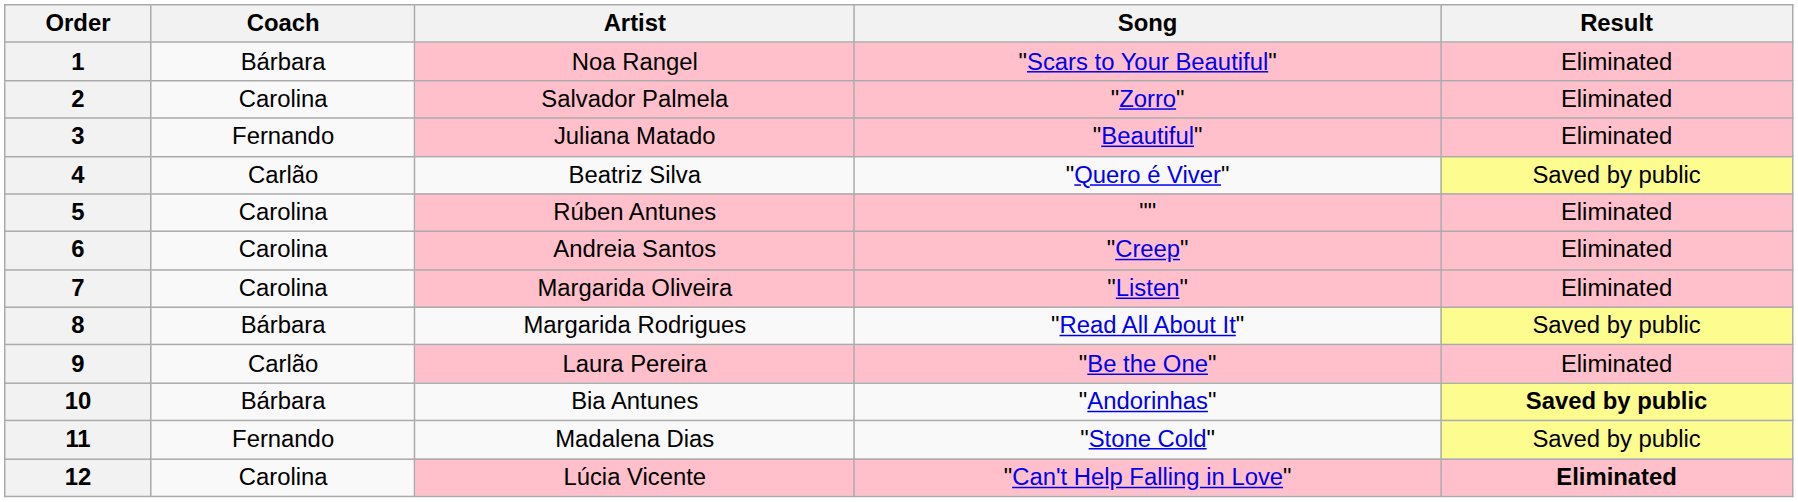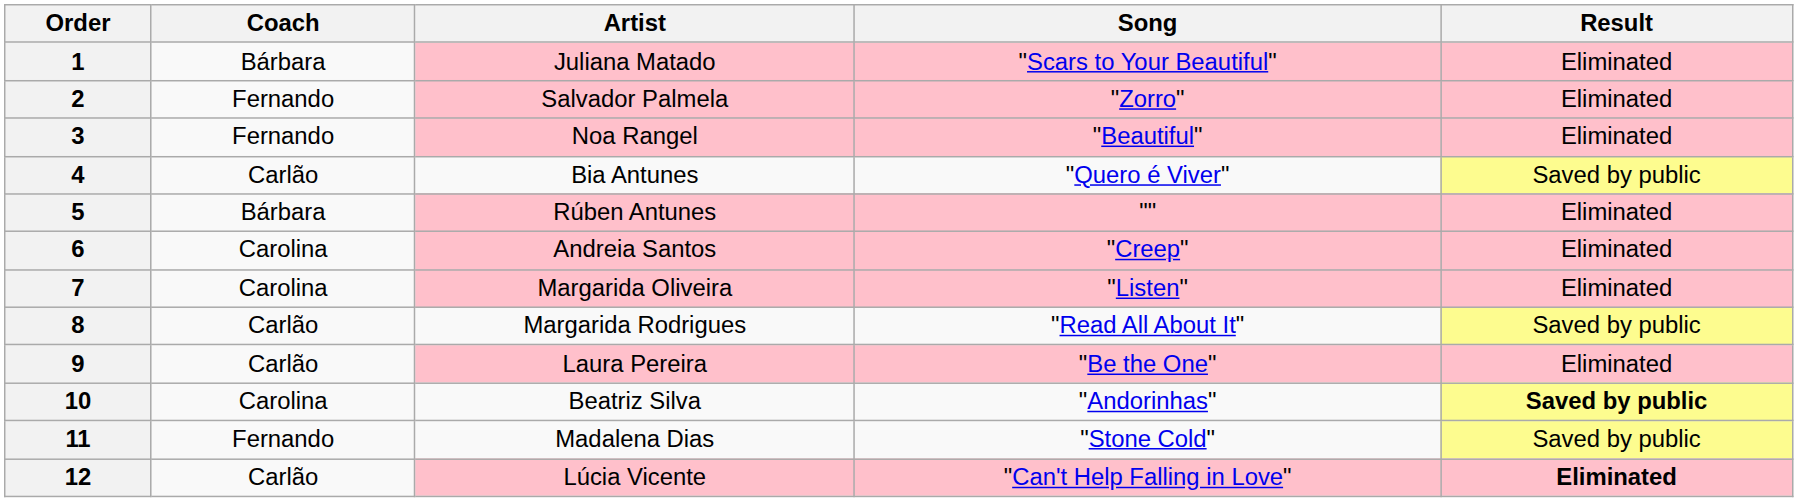(635, 61) Noa Rangel -> (635, 61) Juliana Matado
(283, 99) Carolina -> (283, 99) Fernando
(635, 136) Juliana Matado -> (635, 136) Noa Rangel
(635, 174) Beatriz Silva -> (635, 174) Bia Antunes
(283, 212) Carolina -> (283, 212) Bárbara
(283, 325) Bárbara -> (283, 325) Carlão
(283, 401) Bárbara -> (283, 401) Carolina
(635, 401) Bia Antunes -> (635, 401) Beatriz Silva
(283, 477) Carolina -> (283, 477) Carlão
